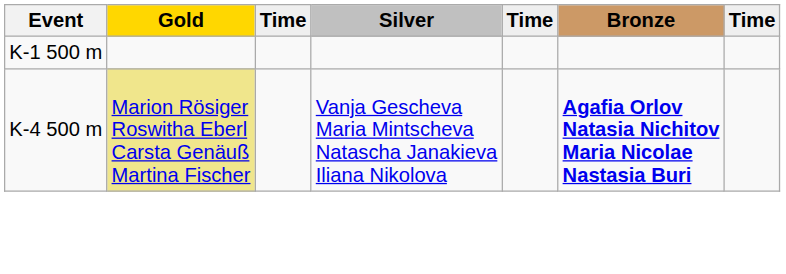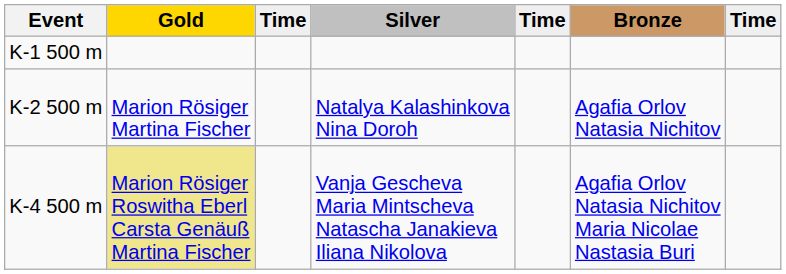+ row: (56, 107)
(641, 141) bold -> (648, 218) normal
